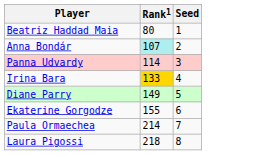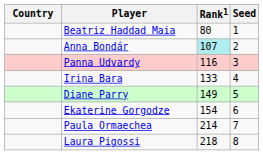+ column: (33, 14)
(151, 62) 114 -> (209, 62) 116
(151, 78) gold background -> (209, 78) no background
(151, 110) 155 -> (209, 110) 154
